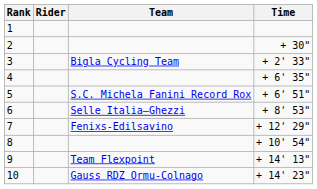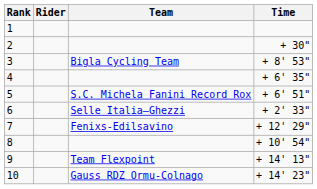(286, 61) + 2' 33" -> (286, 61) + 8' 53"
(286, 110) + 8' 53" -> (286, 110) + 2' 33"
